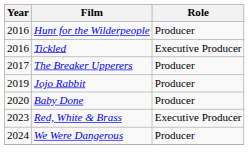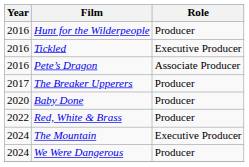+ row: (66, 65)
- row: (60, 83)
(18, 118) 2023 -> (18, 118) 2022
(198, 118) Executive Producer -> (175, 118) Producer
+ row: (65, 135)
